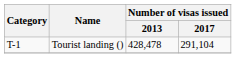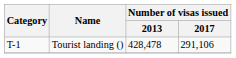(197, 45) 291,104 -> (197, 45) 291,106
